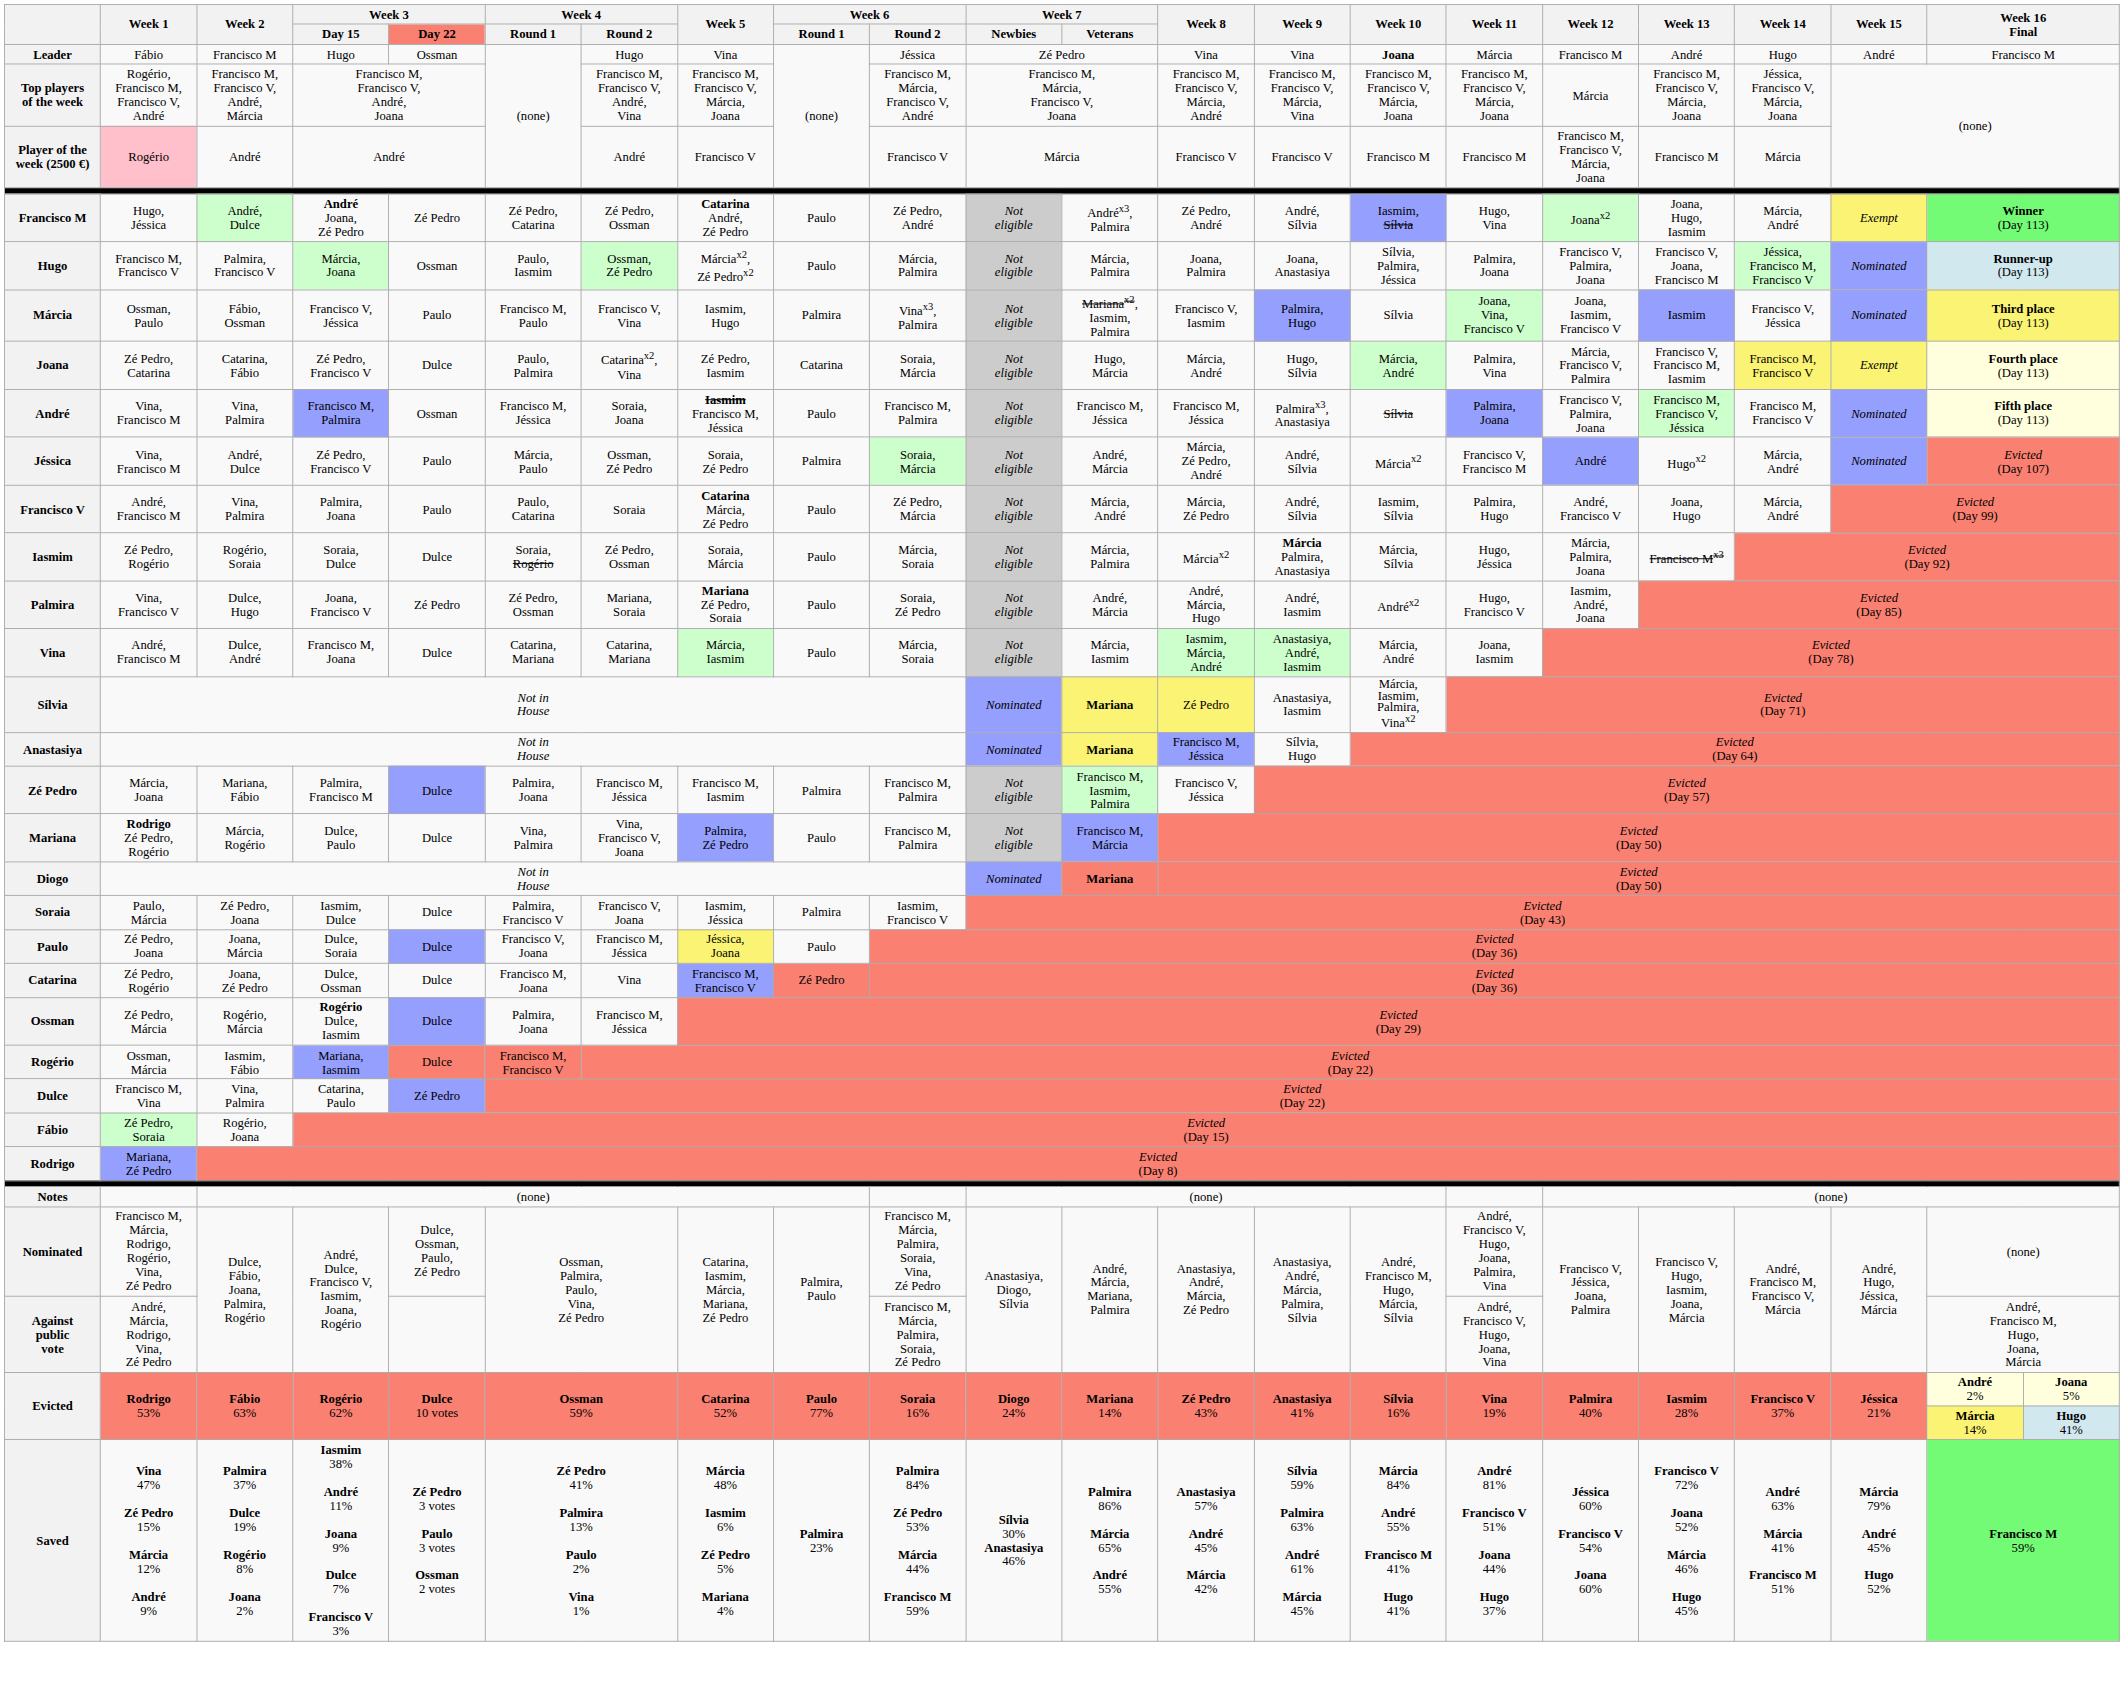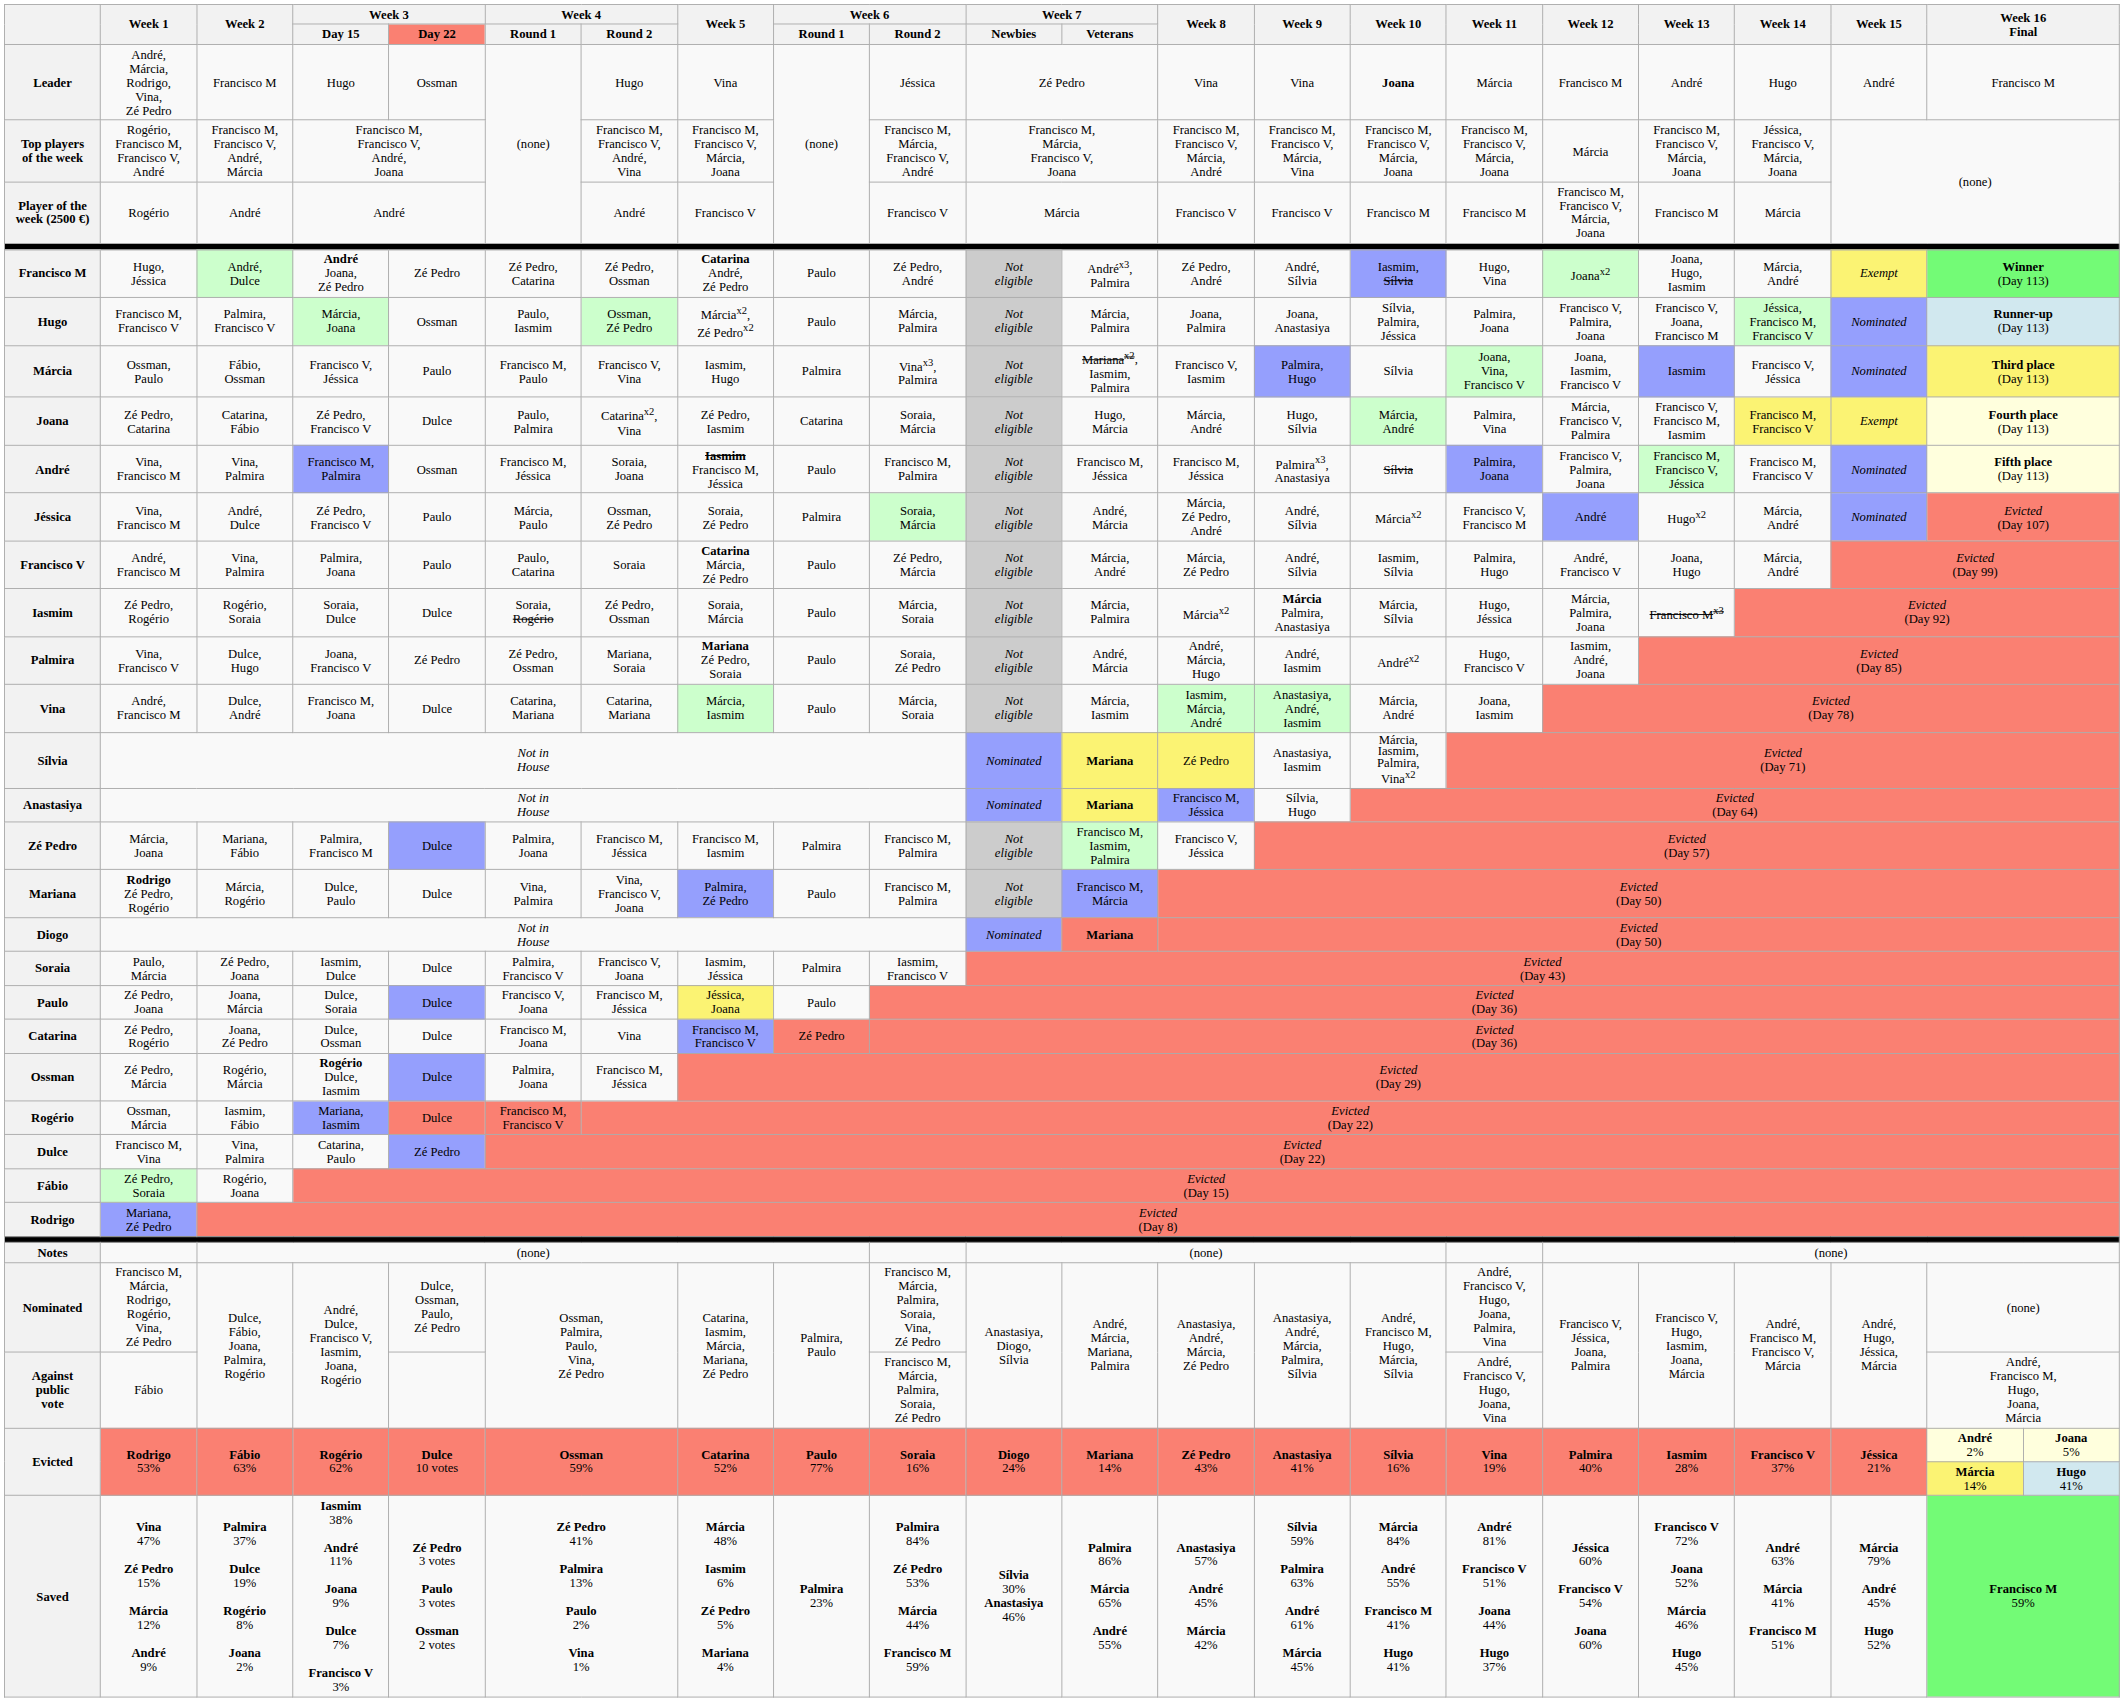(149, 54) Fábio -> (149, 82) André, Márcia, Rodrigo, Vina, Zé Pedro
(149, 157) pink background -> (149, 212) no background
(149, 1334) André, Márcia, Rodrigo, Vina, Zé Pedro -> (149, 1390) Fábio
